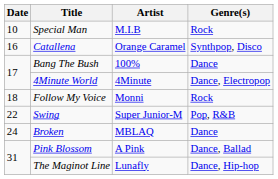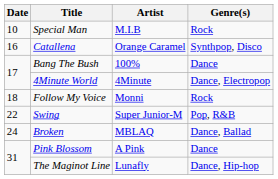(204, 132) Dance -> (221, 132) Dance, Ballad
(221, 149) Dance, Ballad -> (204, 149) Dance
